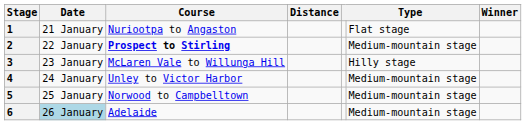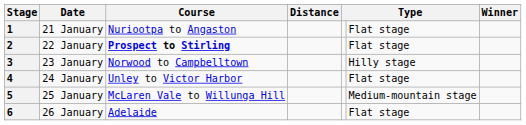(413, 46) Medium-mountain stage -> (379, 46) Flat stage
(197, 62) McLaren Vale to Willunga Hill -> (178, 62) Norwood to Campbelltown
(413, 79) Medium-mountain stage -> (379, 79) Flat stage
(178, 95) Norwood to Campbelltown -> (197, 95) McLaren Vale to Willunga Hill
(73, 112) lightblue background -> (73, 112) no background
(413, 112) Medium-mountain stage -> (379, 112) Flat stage
